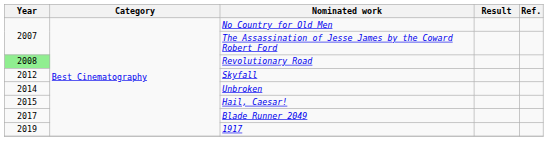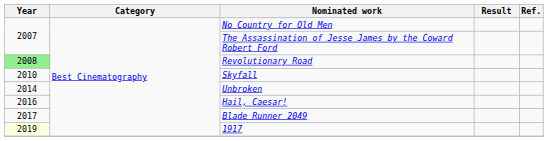(27, 75) 2012 -> (27, 75) 2010
(27, 102) 2015 -> (27, 102) 2016
(27, 129) no background -> (27, 129) lightyellow background
